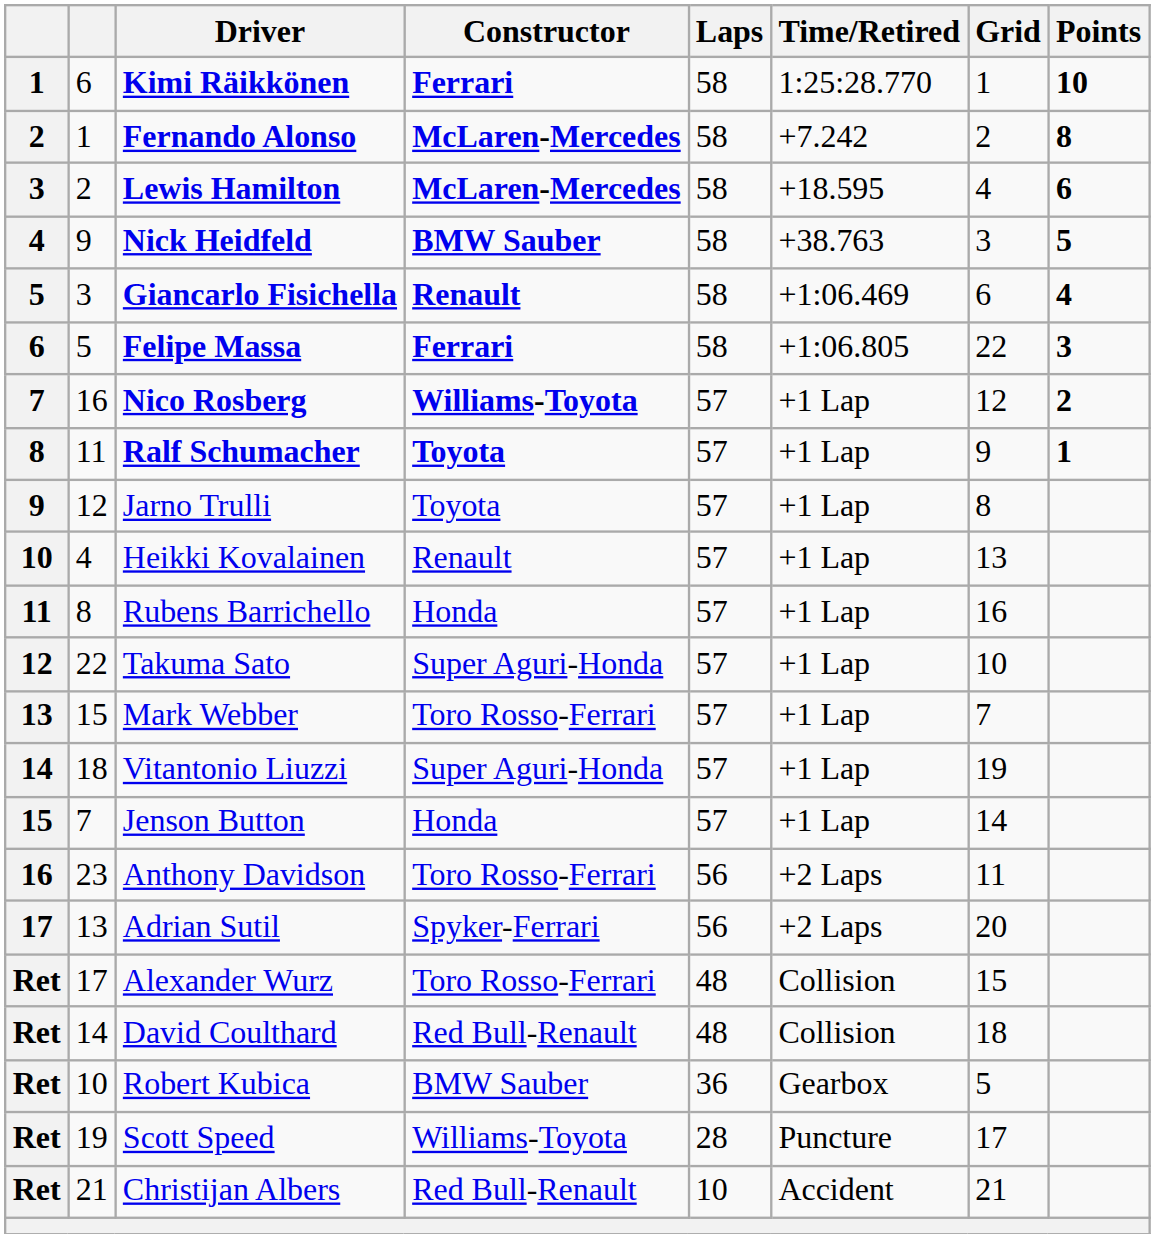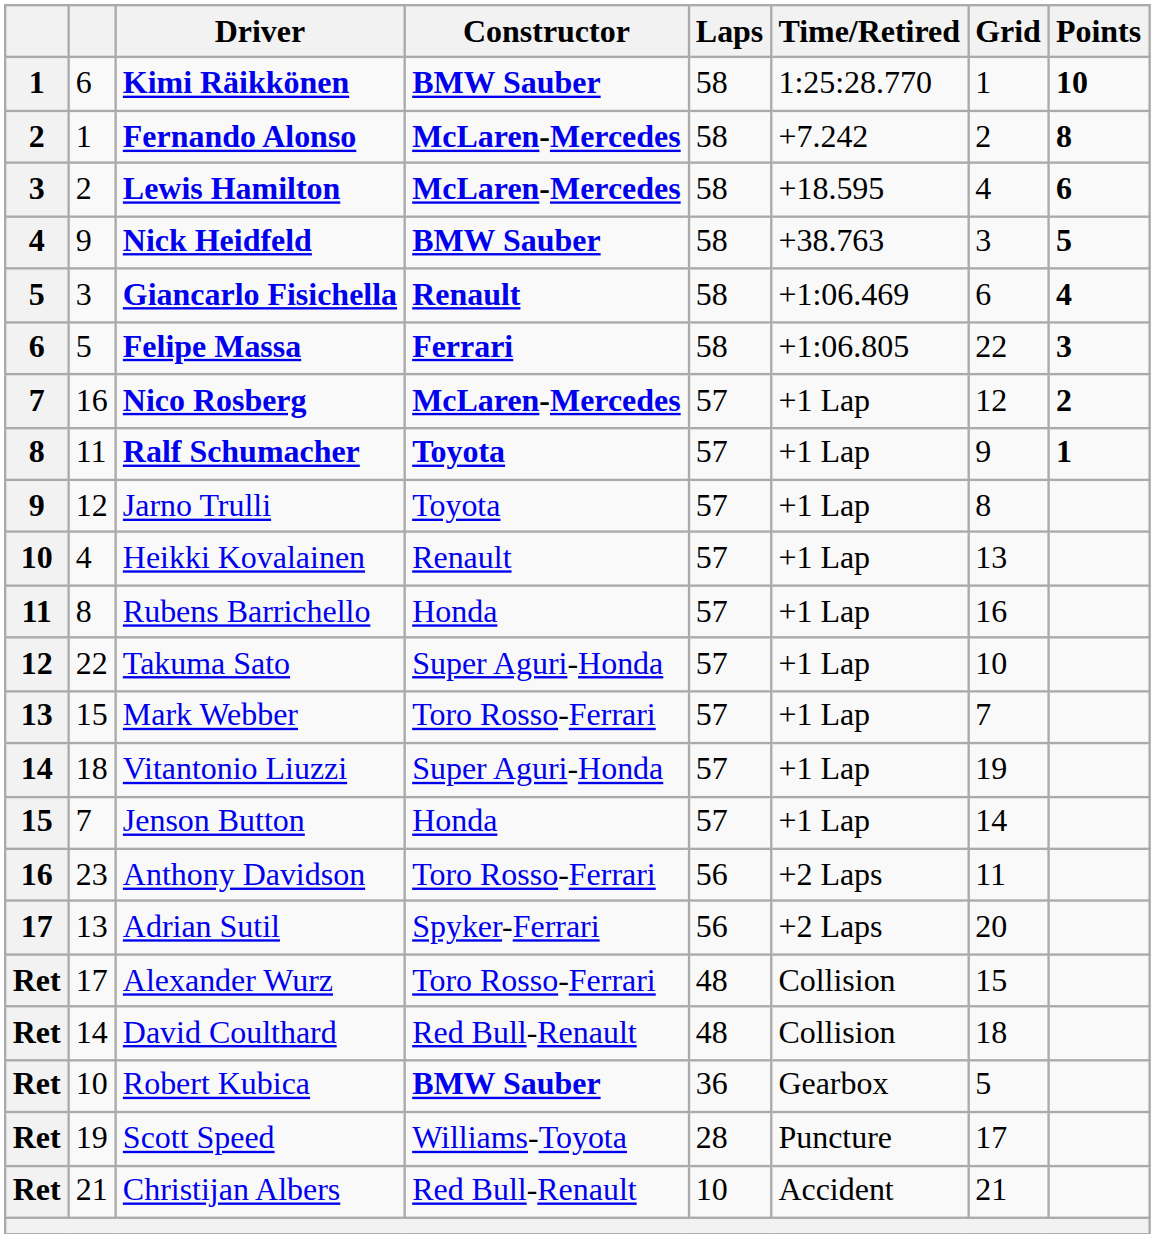(463, 83) Ferrari -> (506, 83) BMW Sauber
(525, 399) Williams-Toyota -> (546, 399) McLaren-Mercedes
(500, 1085) normal -> (506, 1085) bold
